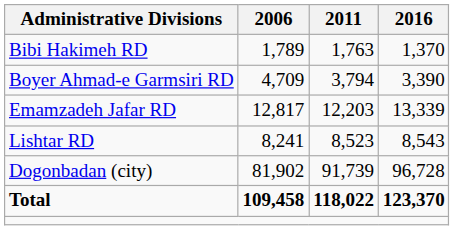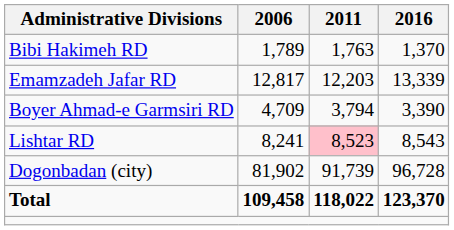rows swapped: (121, 79) <-> (93, 110)
(353, 140) no background -> (353, 140) pink background
